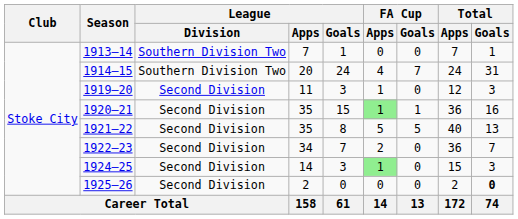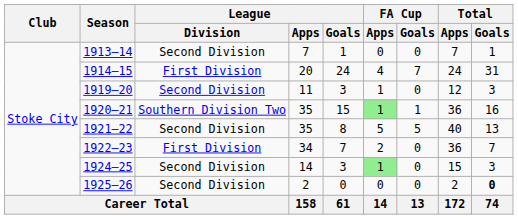(212, 52) Southern Division Two -> (212, 52) Second Division
(212, 71) Southern Division Two -> (212, 71) First Division
(212, 109) Second Division -> (212, 109) Southern Division Two
(212, 147) Second Division -> (212, 147) First Division
